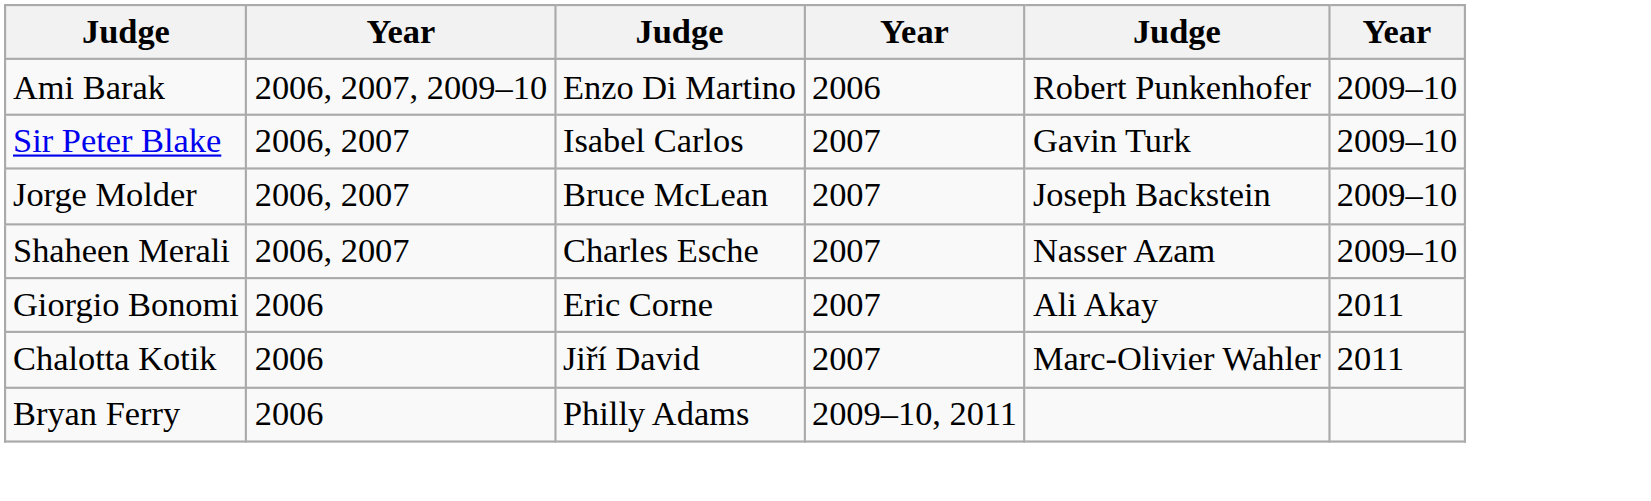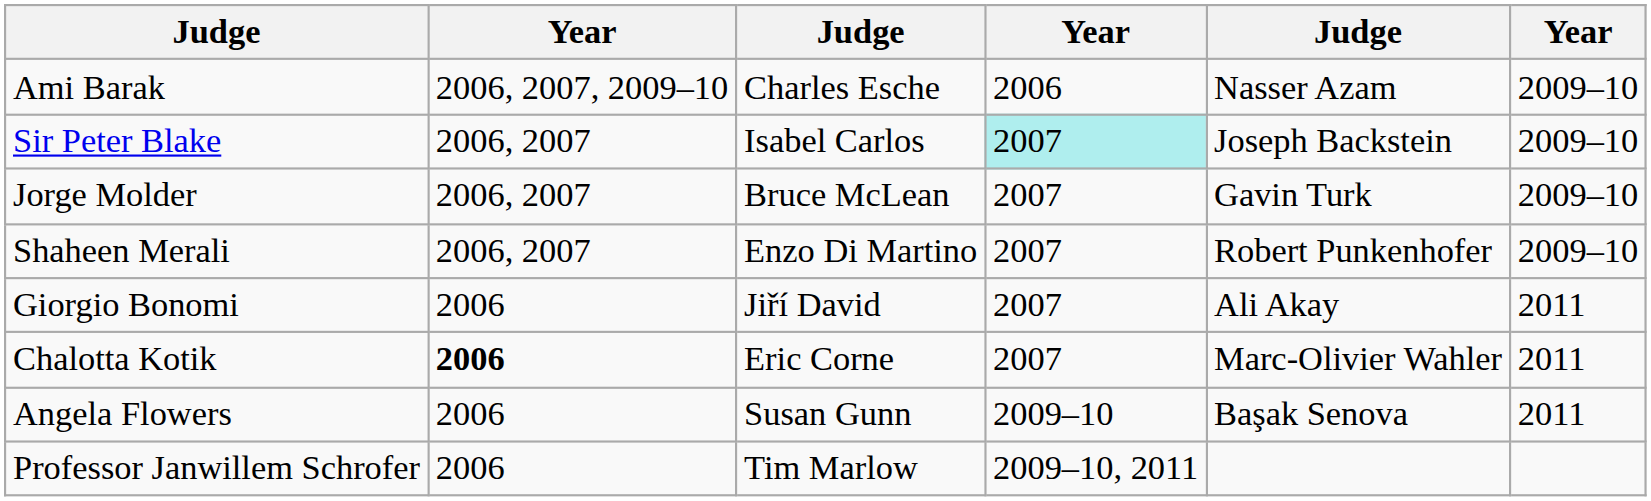(680, 86) Enzo Di Martino -> (842, 86) Charles Esche
(1172, 86) Robert Punkenhofer -> (1305, 86) Nasser Azam
(846, 140) no background -> (1027, 140) paleturquoise background
(1112, 140) Gavin Turk -> (1333, 140) Joseph Backstein
(1152, 195) Joseph Backstein -> (1293, 195) Gavin Turk
(661, 250) Charles Esche -> (861, 250) Enzo Di Martino
(1124, 250) Nasser Azam -> (1353, 250) Robert Punkenhofer
(638, 304) Eric Corne -> (812, 304) Jiří David
(289, 359) normal -> (470, 359) bold
(631, 359) Jiří David -> (819, 359) Eric Corne
+ row: (122, 413)
+ row: (216, 468)
- row: (97, 413)
